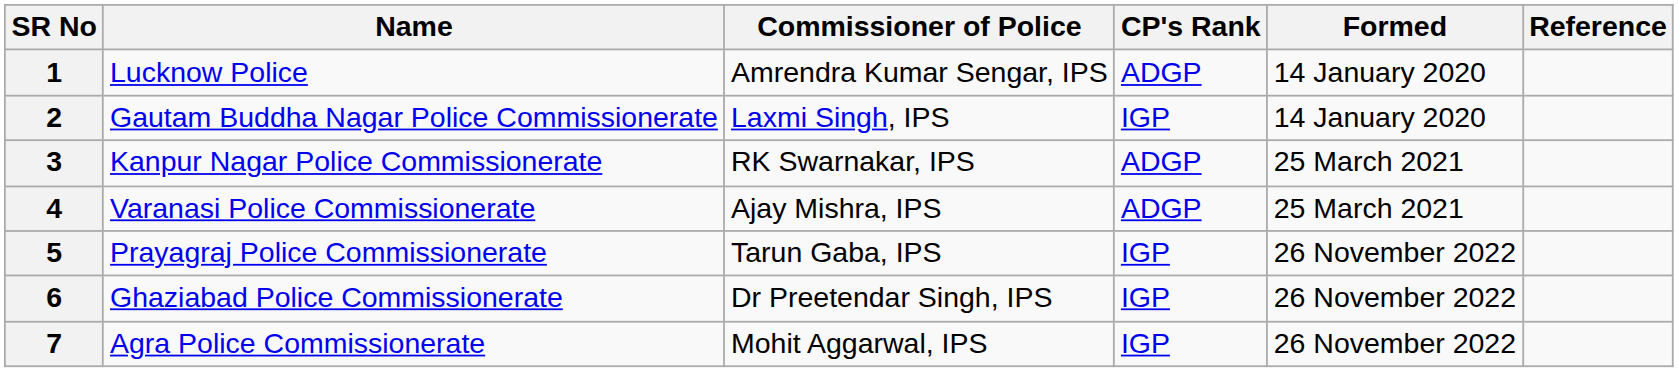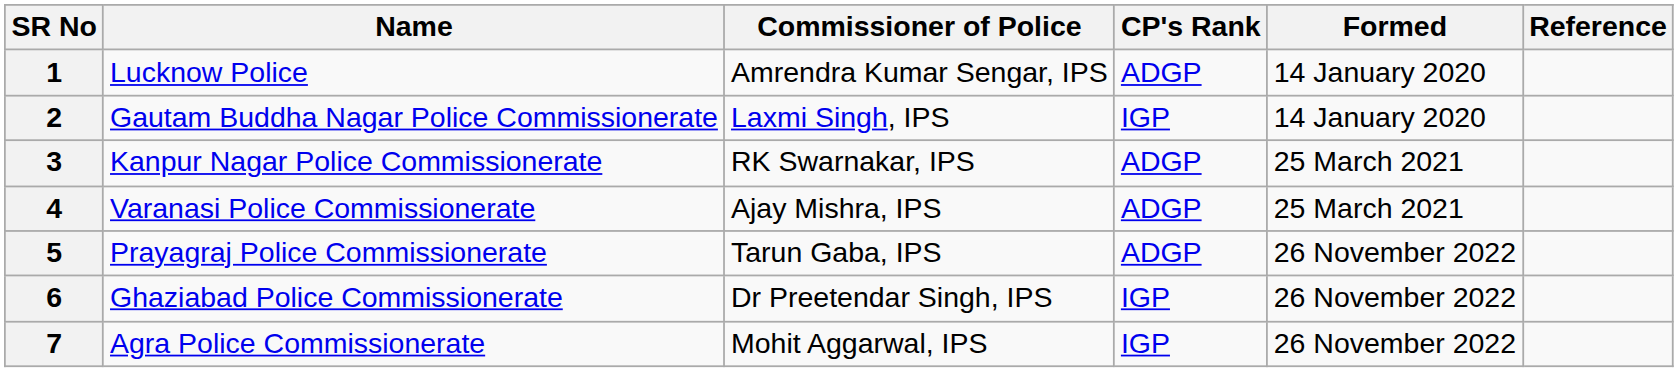(1145, 252) IGP -> (1161, 252) ADGP
